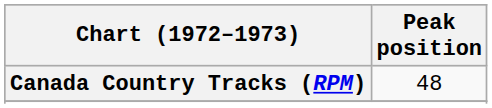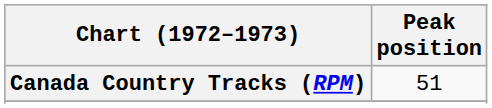(429, 84) 48 -> (429, 84) 51
